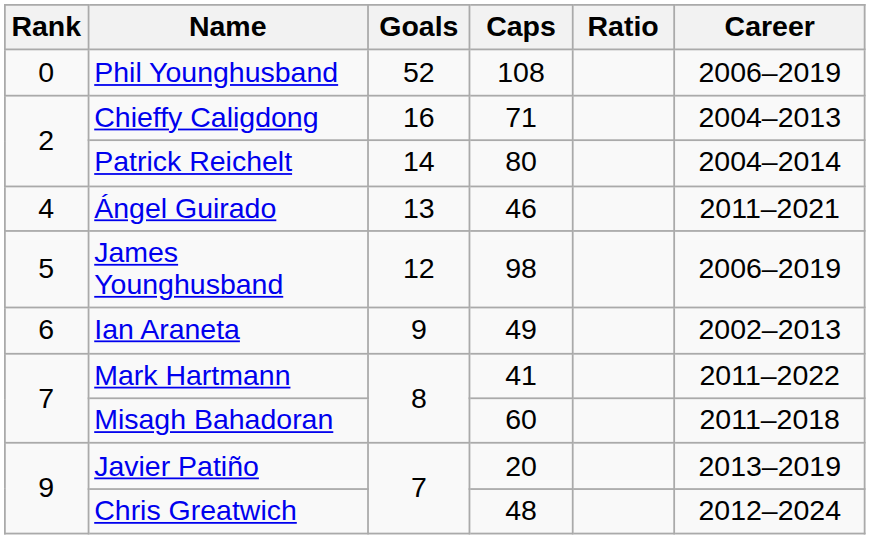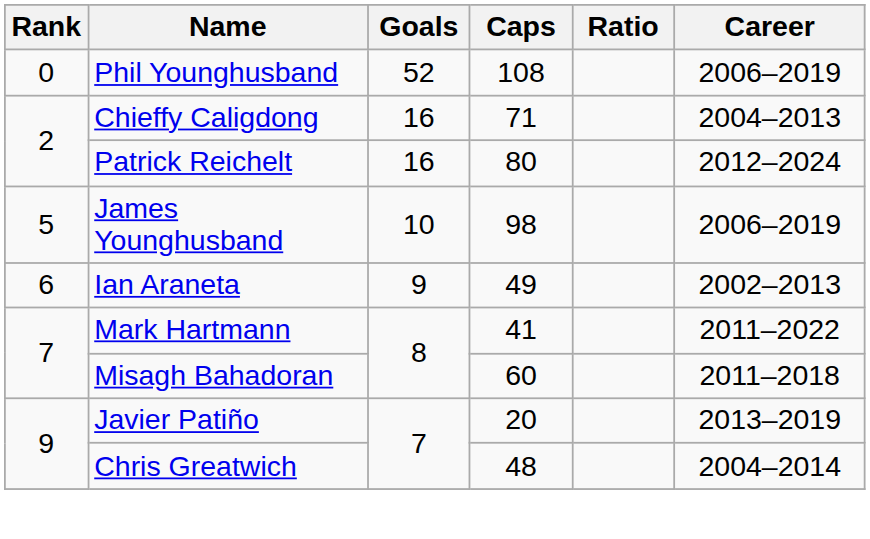(419, 162) 14 -> (419, 162) 16
(770, 162) 2004–2014 -> (770, 162) 2012–2024
- row: (185, 207)
(419, 268) 12 -> (419, 223) 10
(770, 510) 2012–2024 -> (770, 465) 2004–2014
